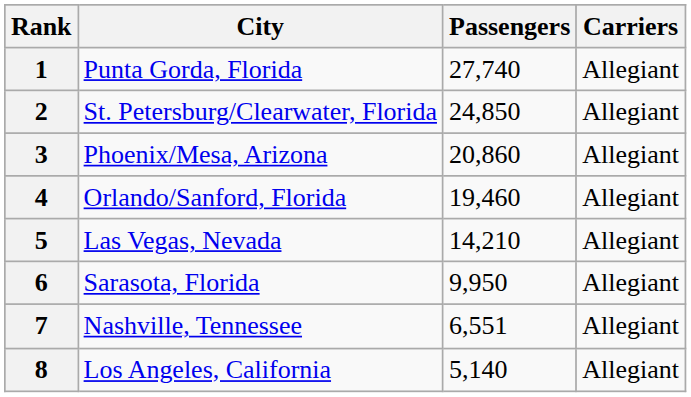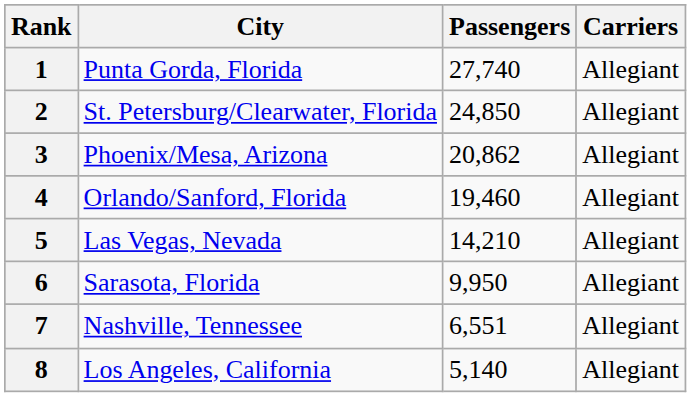(485, 154) 20,860 -> (485, 154) 20,862
